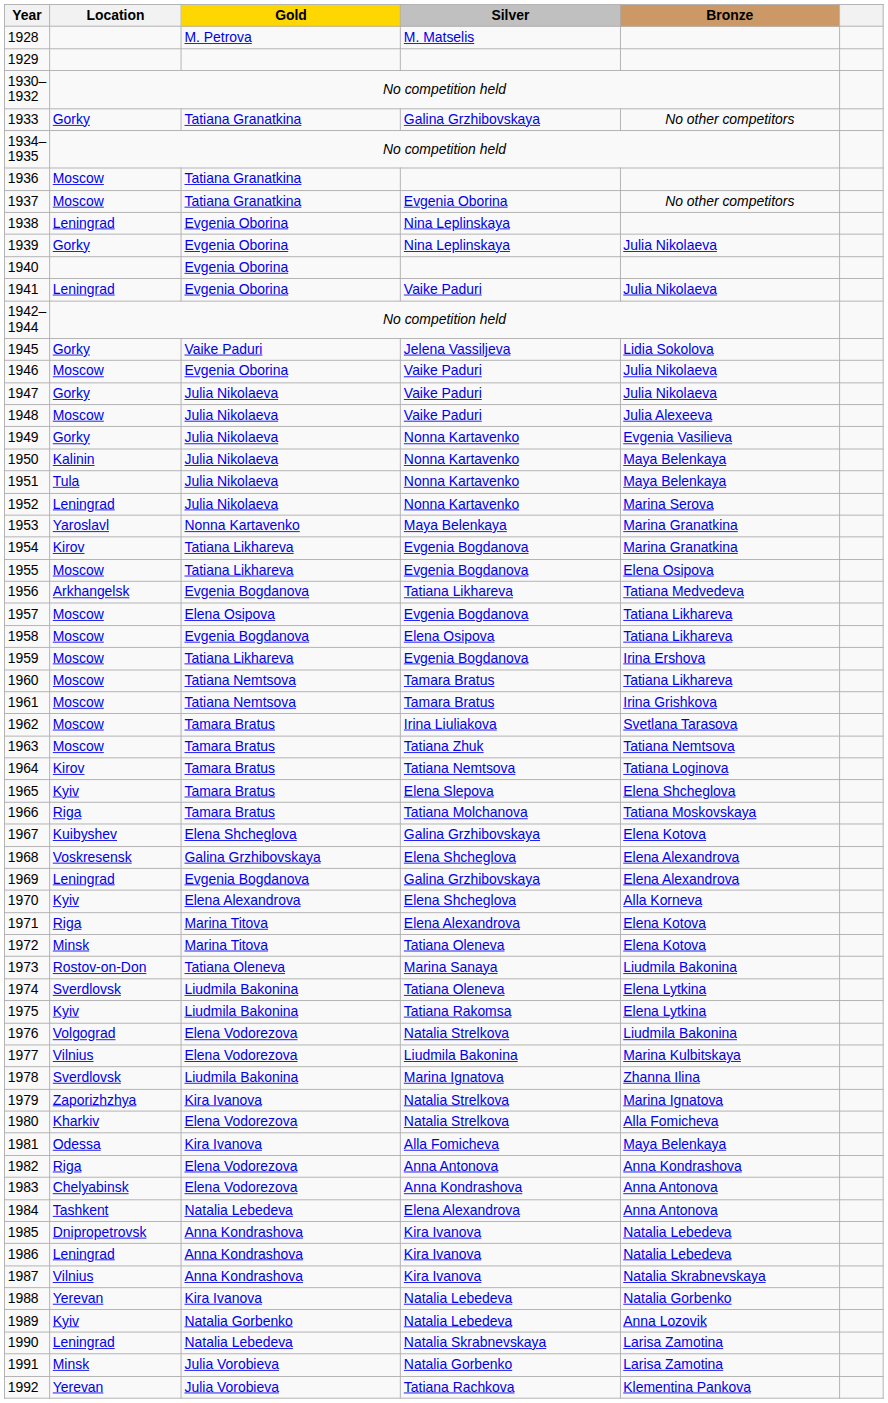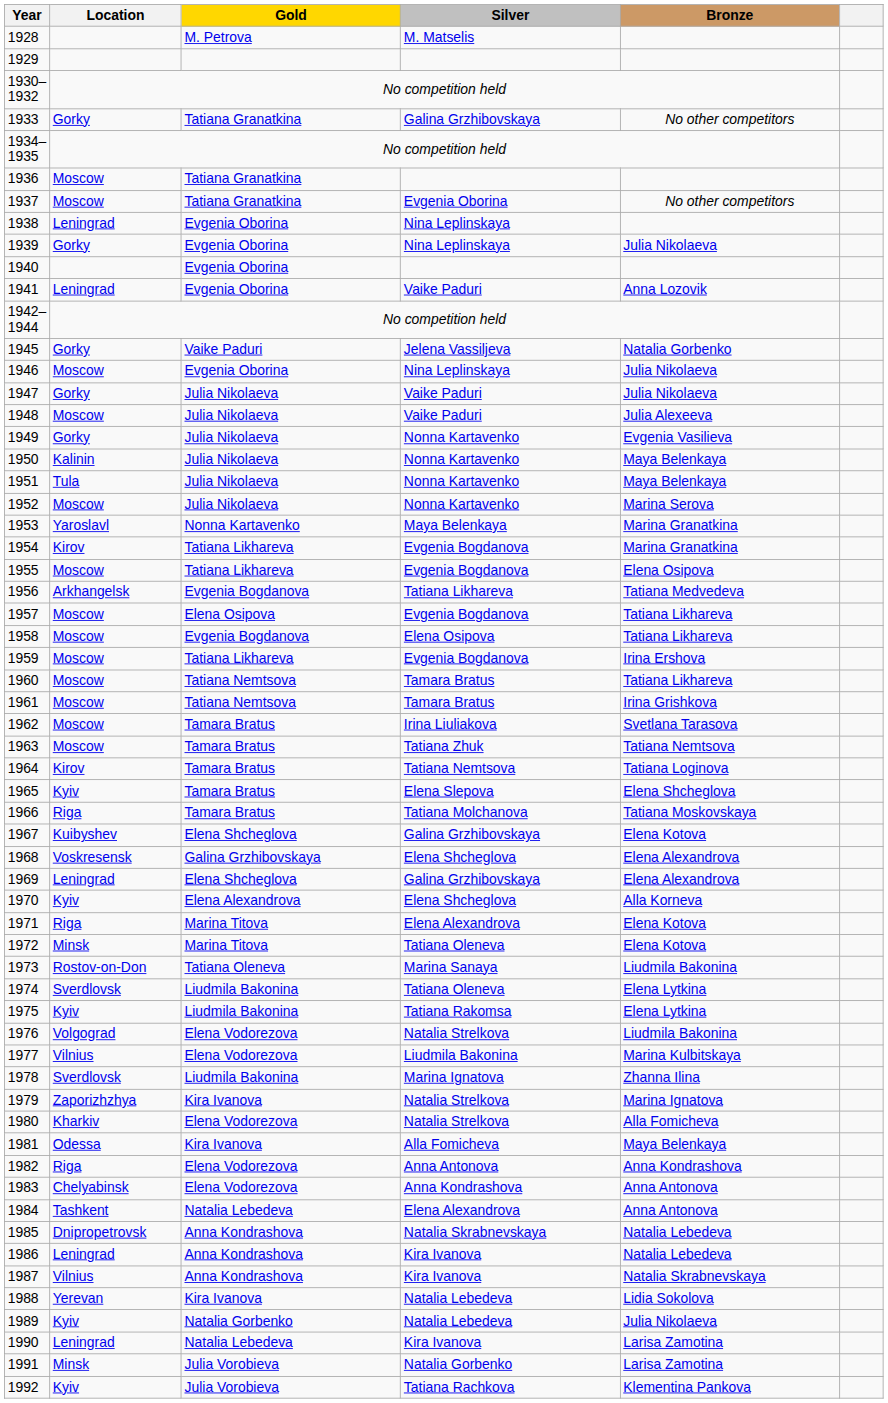(670, 289) Julia Nikolaeva -> (665, 289) Anna Lozovik
(669, 349) Lidia Sokolova -> (677, 349) Natalia Gorbenko
(443, 371) Vaike Paduri -> (457, 371) Nina Leplinskaya
(84, 504) Leningrad -> (78, 504) Moscow
(247, 879) Evgenia Bogdanova -> (241, 879) Elena Shcheglova
(443, 1232) Kira Ivanova -> (475, 1232) Natalia Skrabnevskaya
(677, 1298) Natalia Gorbenko -> (669, 1298) Lidia Sokolova
(665, 1320) Anna Lozovik -> (670, 1320) Julia Nikolaeva
(475, 1342) Natalia Skrabnevskaya -> (443, 1342) Kira Ivanova
(78, 1387) Yerevan -> (66, 1387) Kyiv
